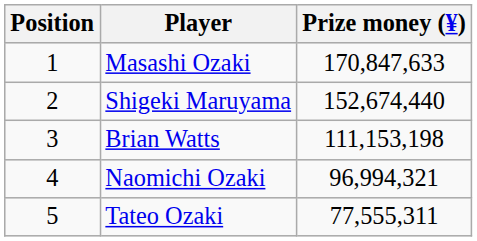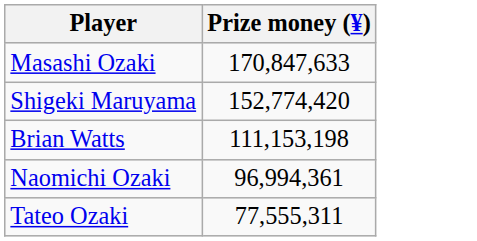- column: (52, 23)
(384, 100) 152,674,440 -> (289, 100) 152,774,420
(384, 178) 96,994,321 -> (289, 178) 96,994,361
